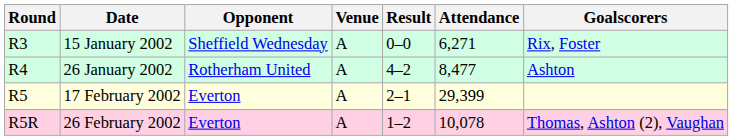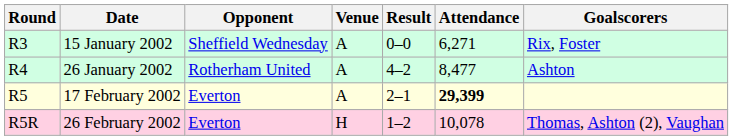(461, 95) normal -> (461, 95) bold
(341, 122) A -> (341, 122) H
